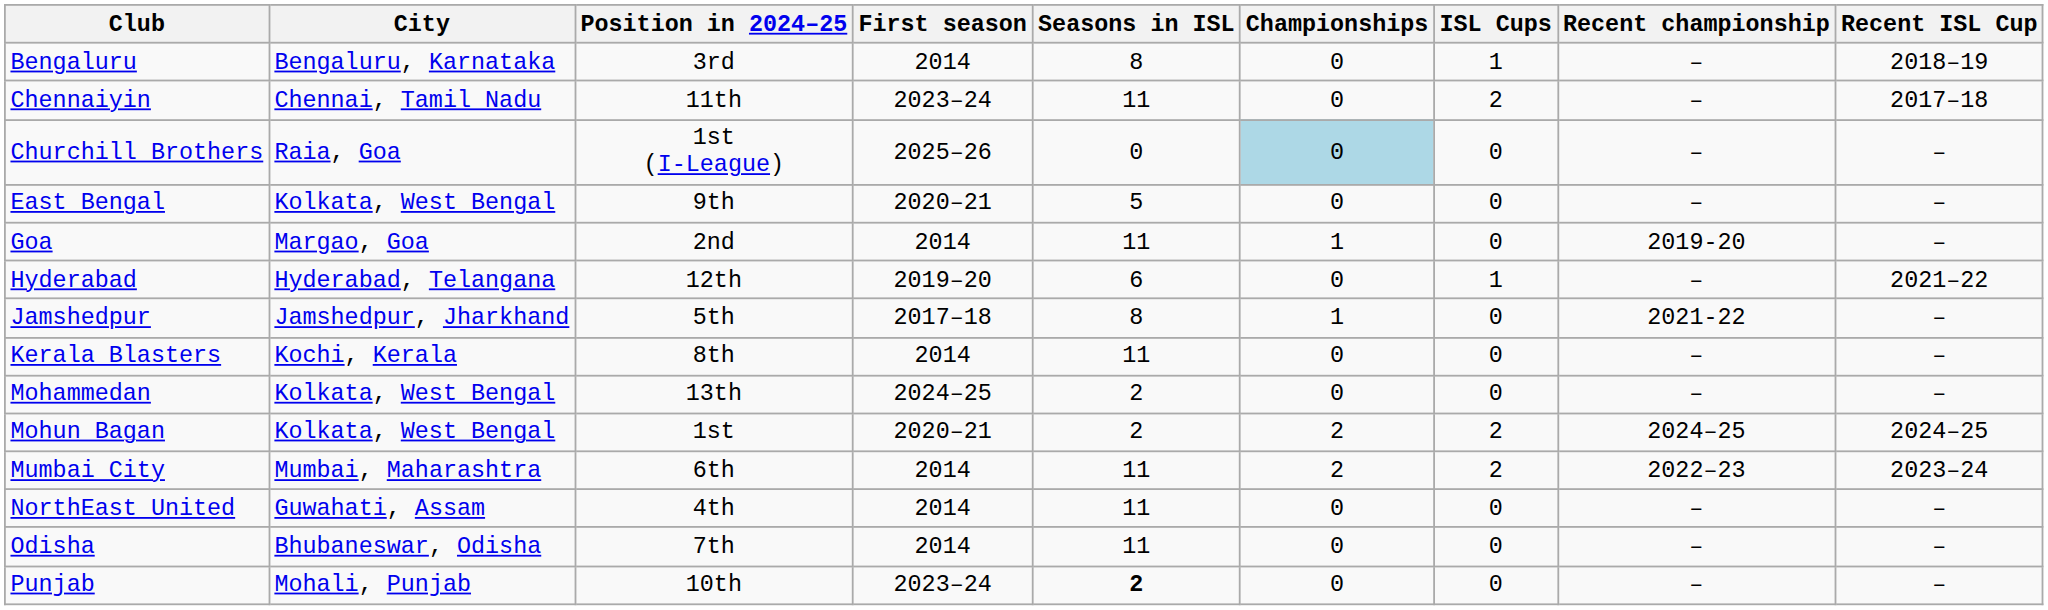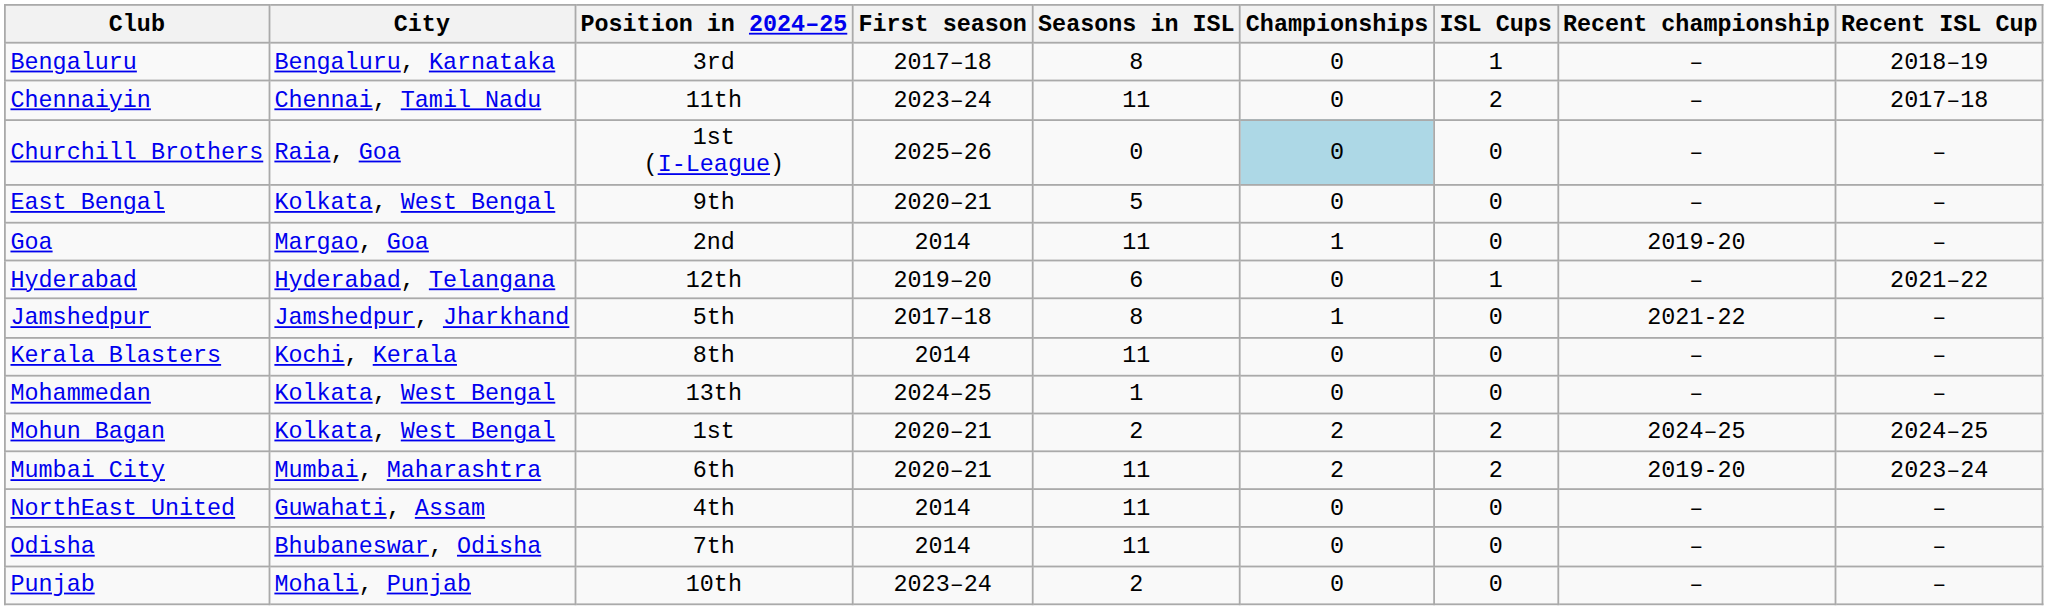(943, 62) 2014 -> (943, 62) 2017–18
(1136, 394) 2 -> (1136, 394) 1
(943, 470) 2014 -> (943, 470) 2020–21
(1696, 470) 2022–23 -> (1696, 470) 2019-20
(1136, 585) bold -> (1136, 585) normal
